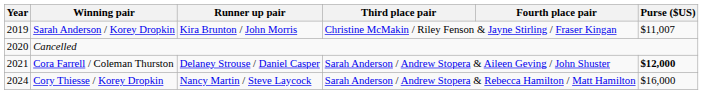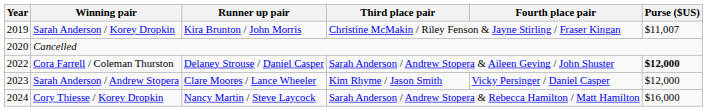(18, 64) 2021 -> (18, 64) 2022
+ row: (106, 81)
